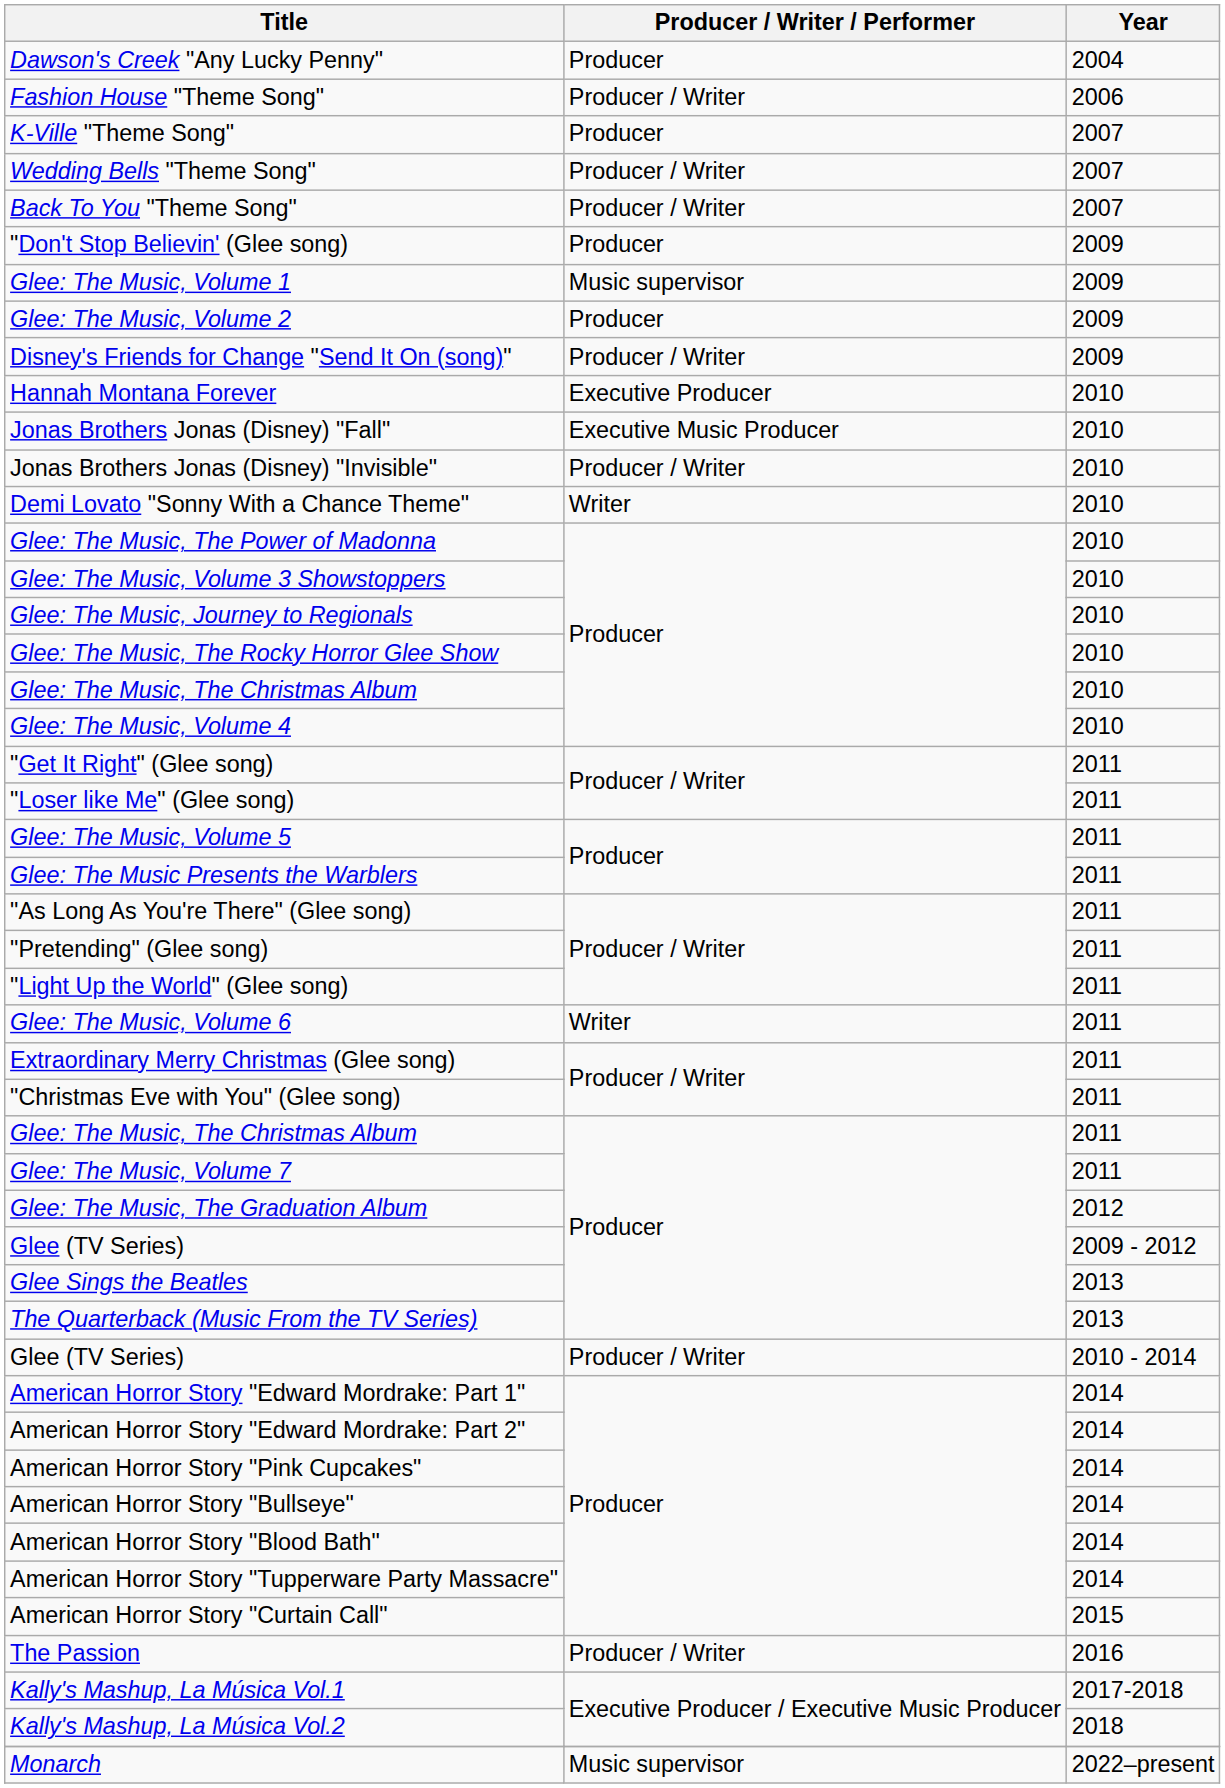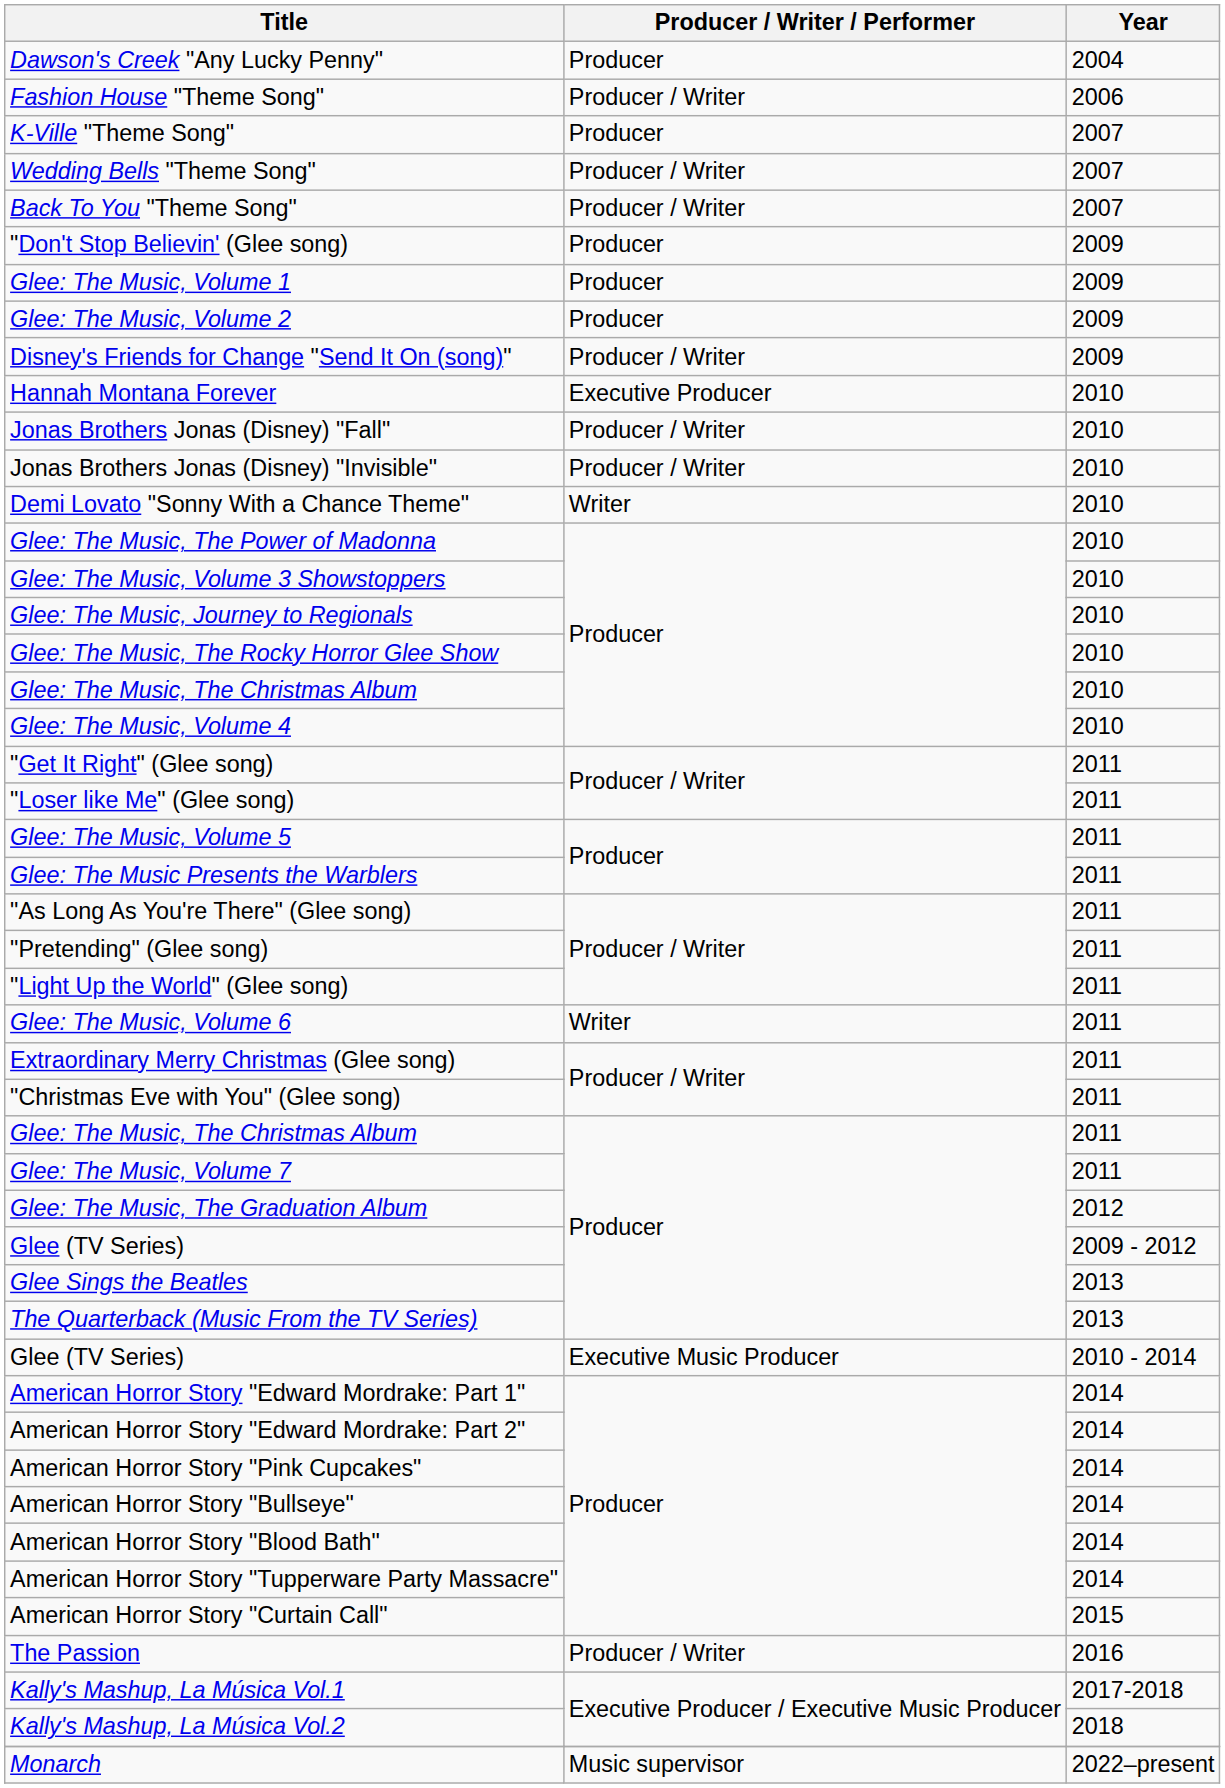(656, 282) Music supervisor -> (616, 282) Producer
(704, 430) Executive Music Producer -> (657, 430) Producer / Writer
(657, 1356) Producer / Writer -> (704, 1356) Executive Music Producer
